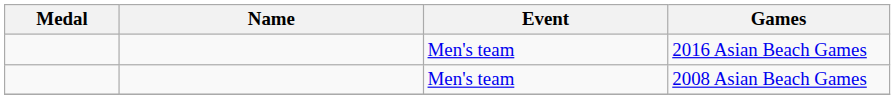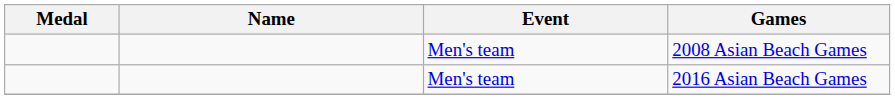rows swapped: (770, 49) <-> (770, 79)
